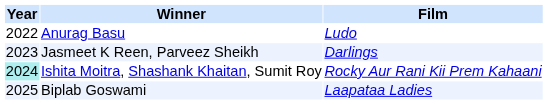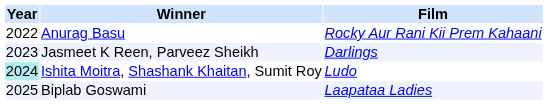(341, 33) Ludo -> (433, 33) Rocky Aur Rani Kii Prem Kahaani
(433, 71) Rocky Aur Rani Kii Prem Kahaani -> (341, 71) Ludo
